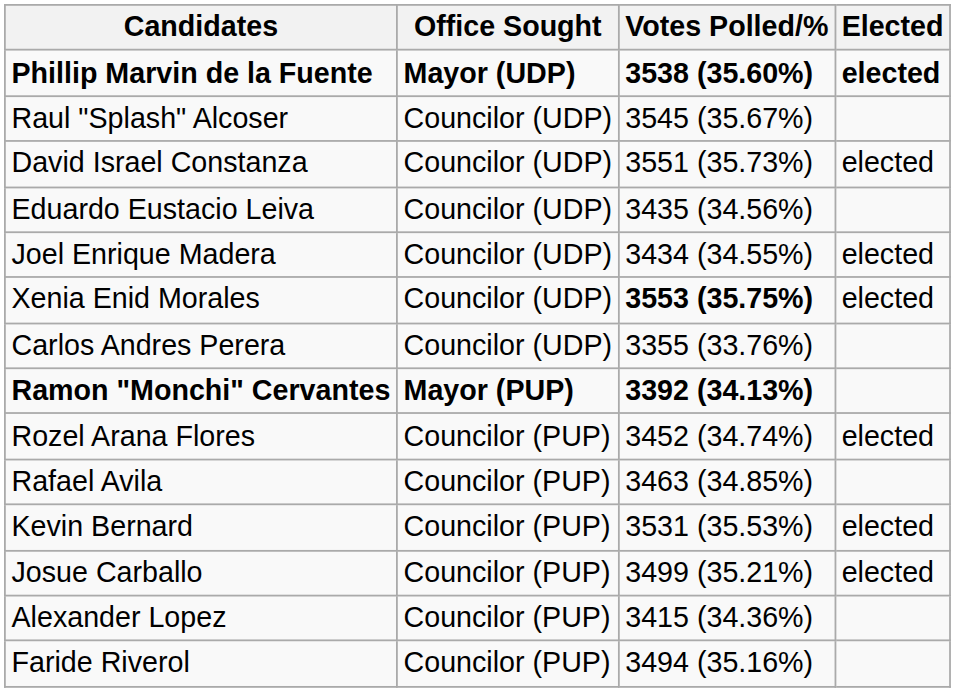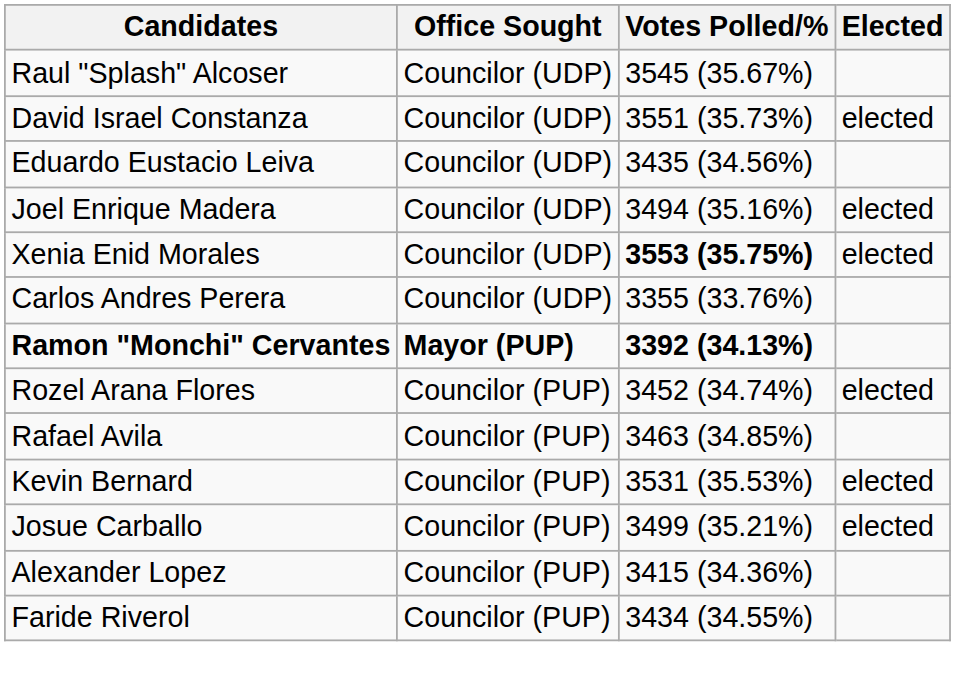- row: (192, 72)
(719, 254) 3434 (34.55%) -> (719, 208) 3494 (35.16%)
(719, 663) 3494 (35.16%) -> (719, 617) 3434 (34.55%)
